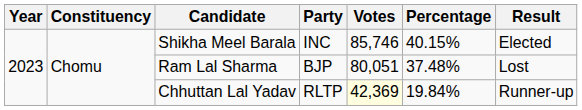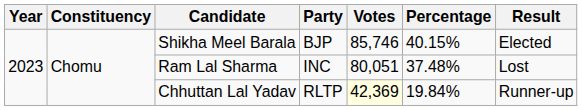(317, 42) INC -> (318, 42) BJP
(318, 67) BJP -> (317, 67) INC
